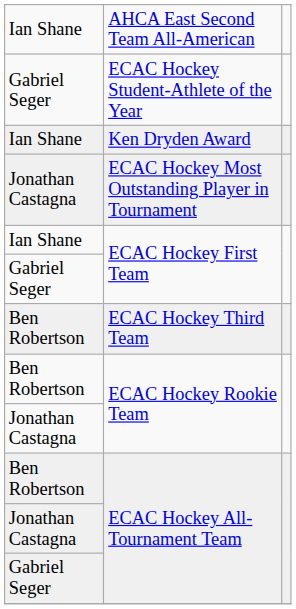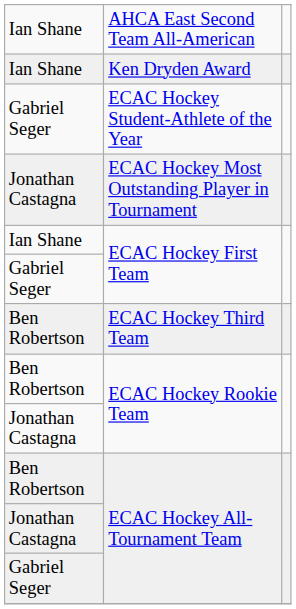rows swapped: (45, 139) <-> (36, 89)
